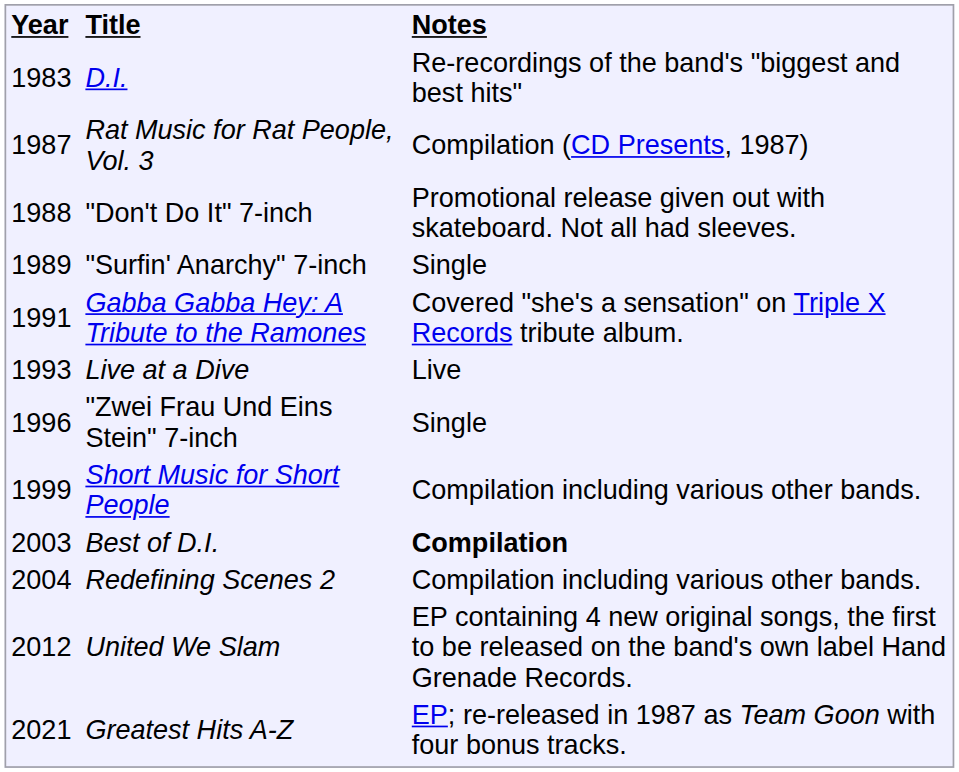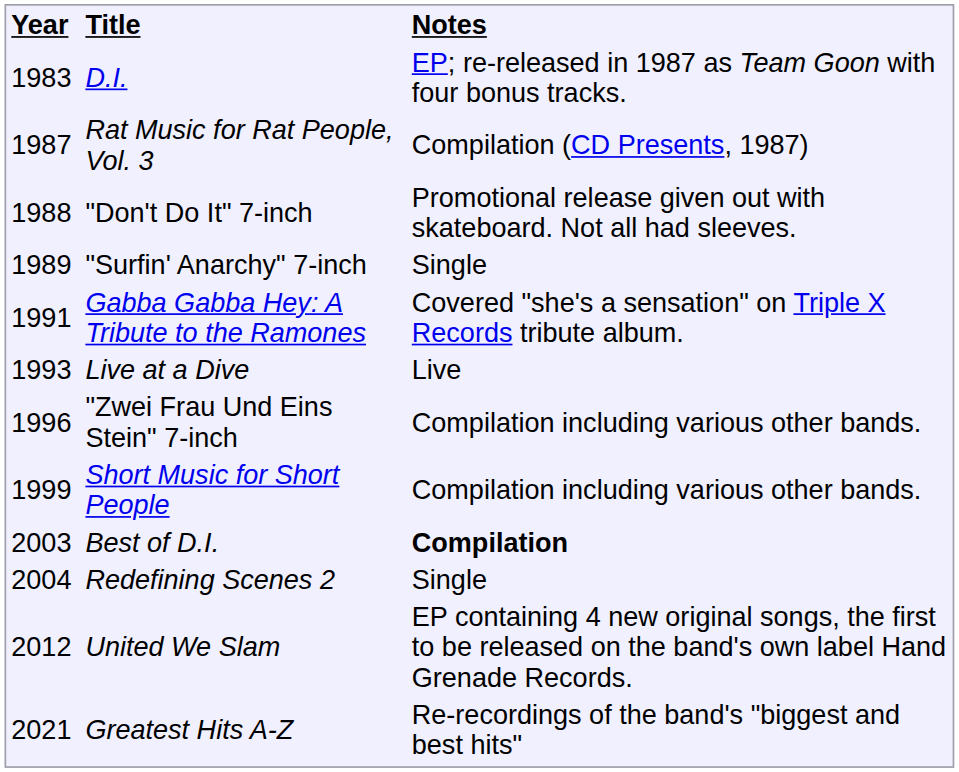(656, 78) Re-recordings of the band's "biggest and best hits" -> (674, 78) EP; re-released in 1987 as Team Goon with four bonus tracks.
(449, 422) Single -> (667, 422) Compilation including various other bands.
(667, 579) Compilation including various other bands. -> (449, 579) Single
(674, 730) EP; re-released in 1987 as Team Goon with four bonus tracks. -> (656, 730) Re-recordings of the band's "biggest and best hits"
